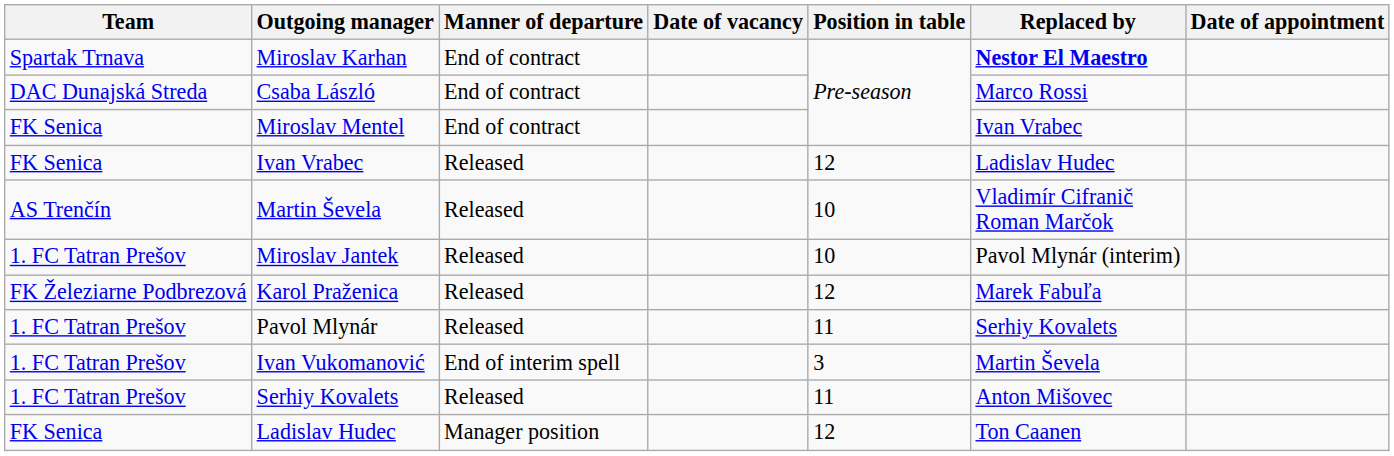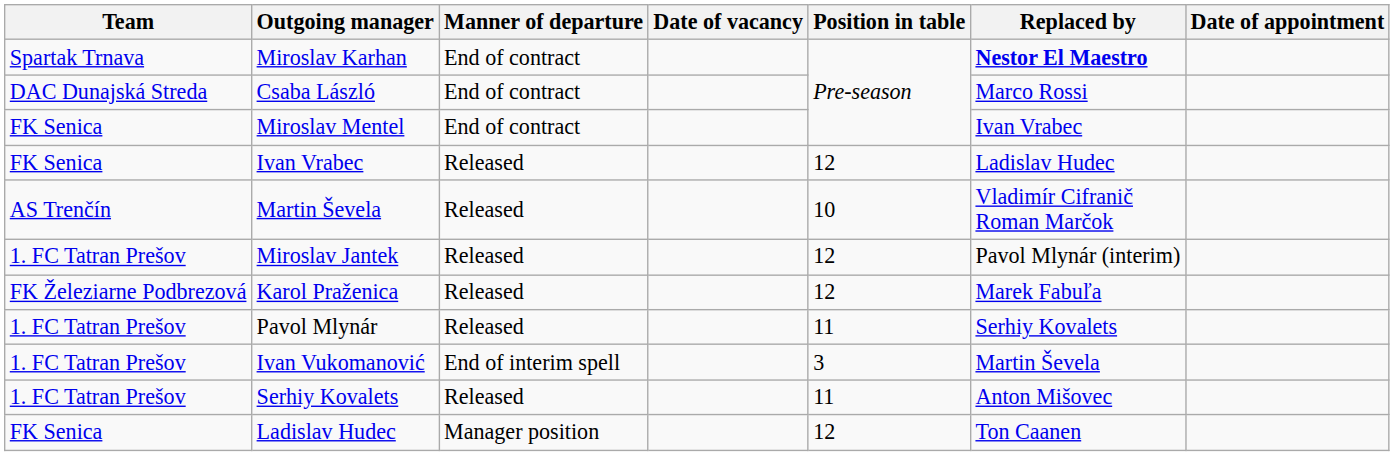(824, 256) 10 -> (824, 256) 12
